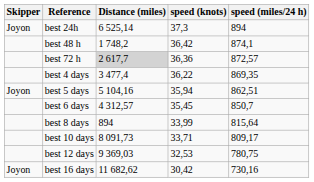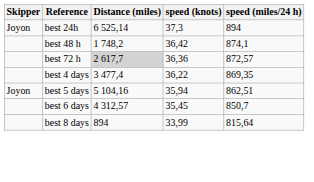- row: (69, 138)
- row: (69, 153)
- row: (69, 169)
